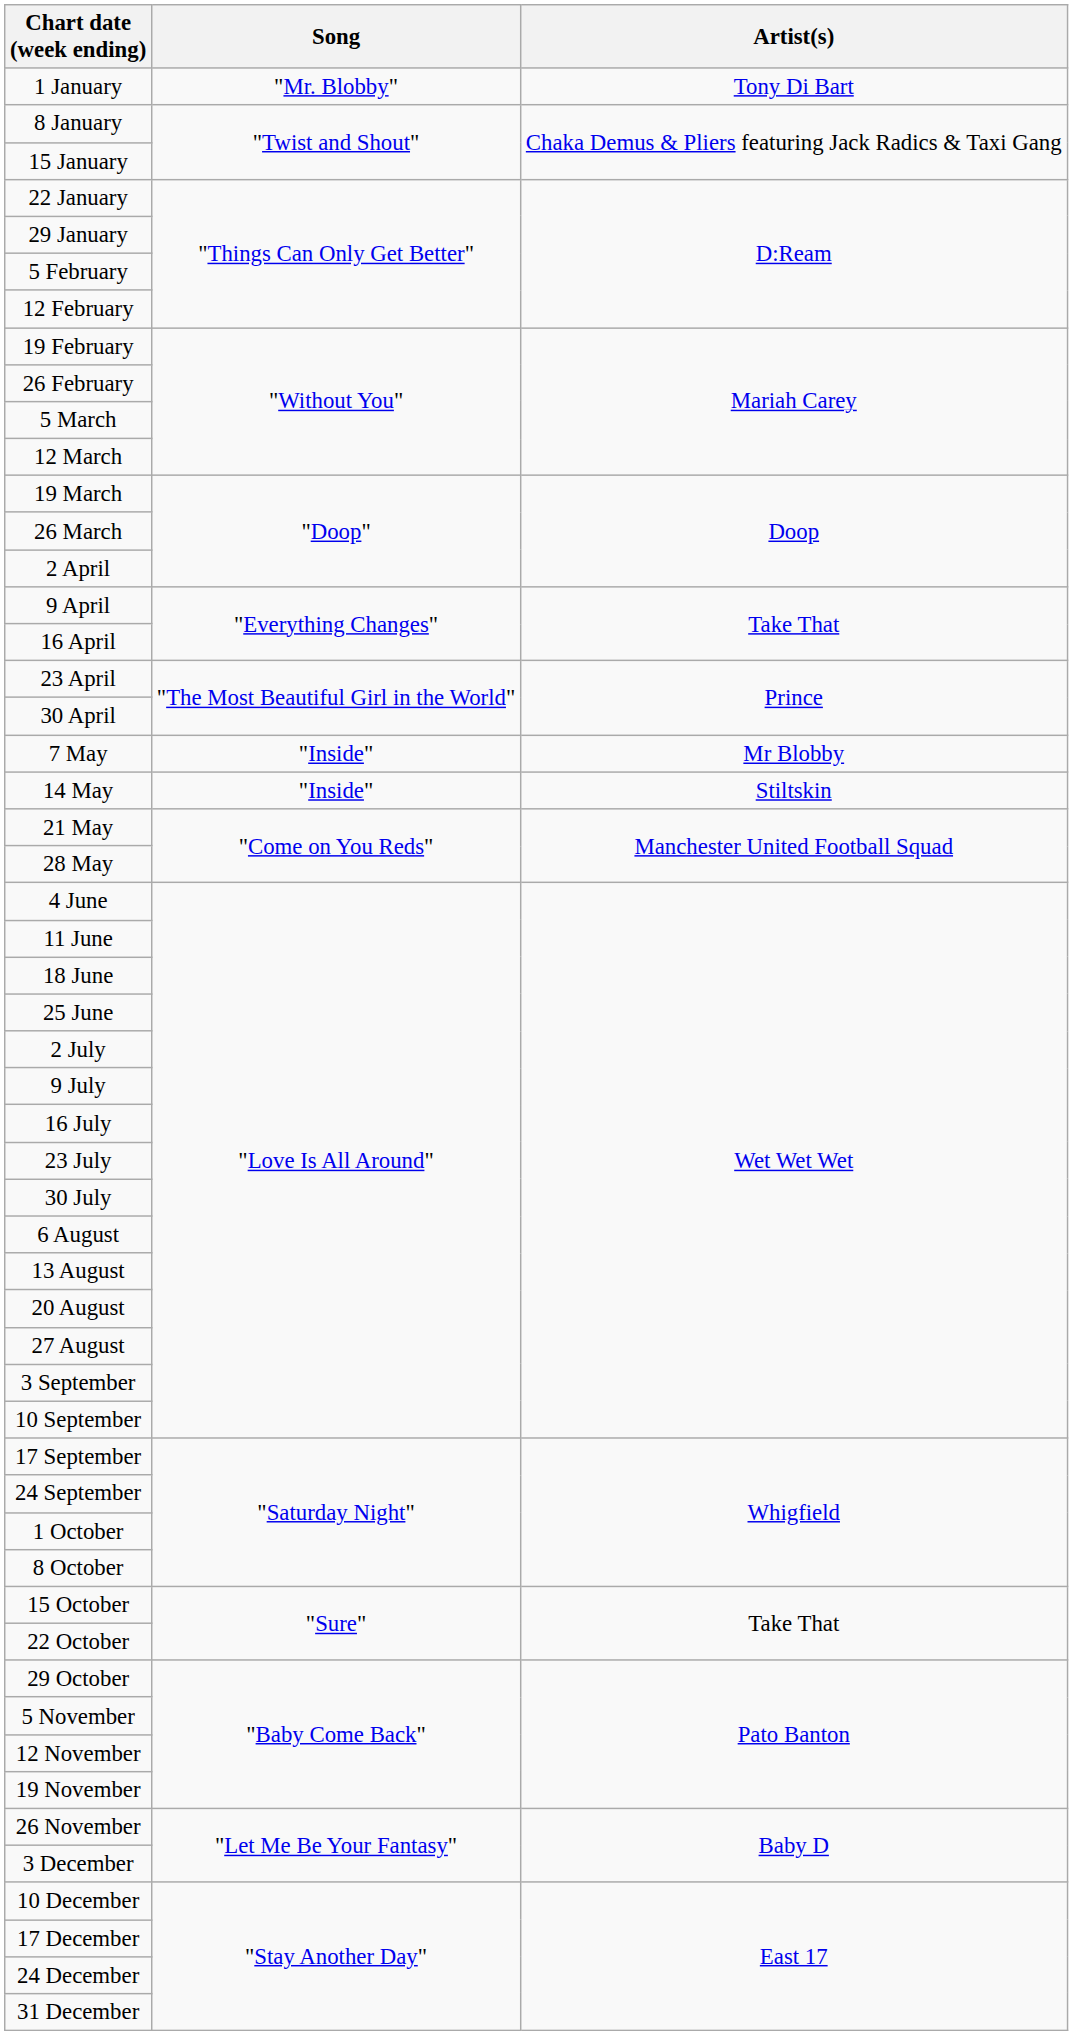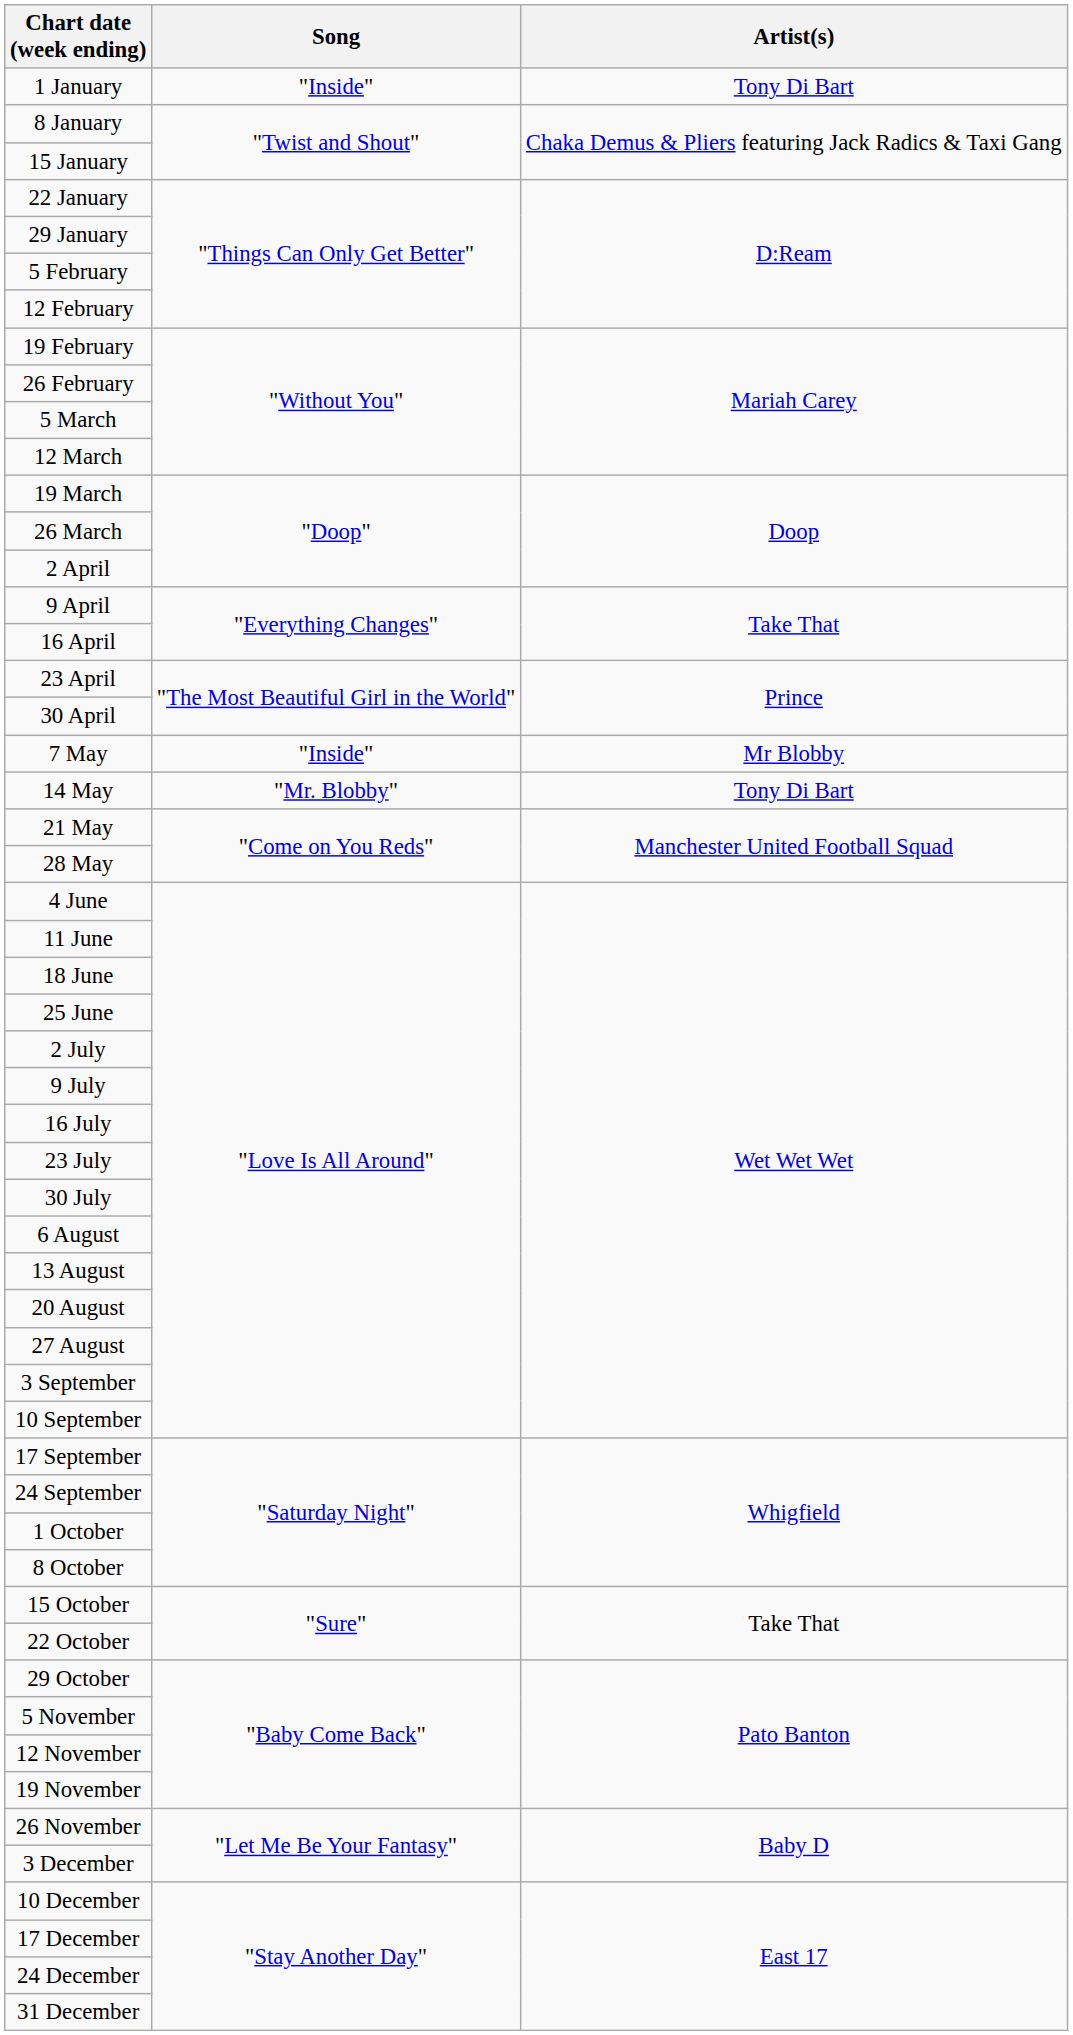(336, 86) "Mr. Blobby" -> (336, 86) "Inside"
(336, 789) "Inside" -> (336, 789) "Mr. Blobby"
(794, 789) Stiltskin -> (794, 789) Tony Di Bart
